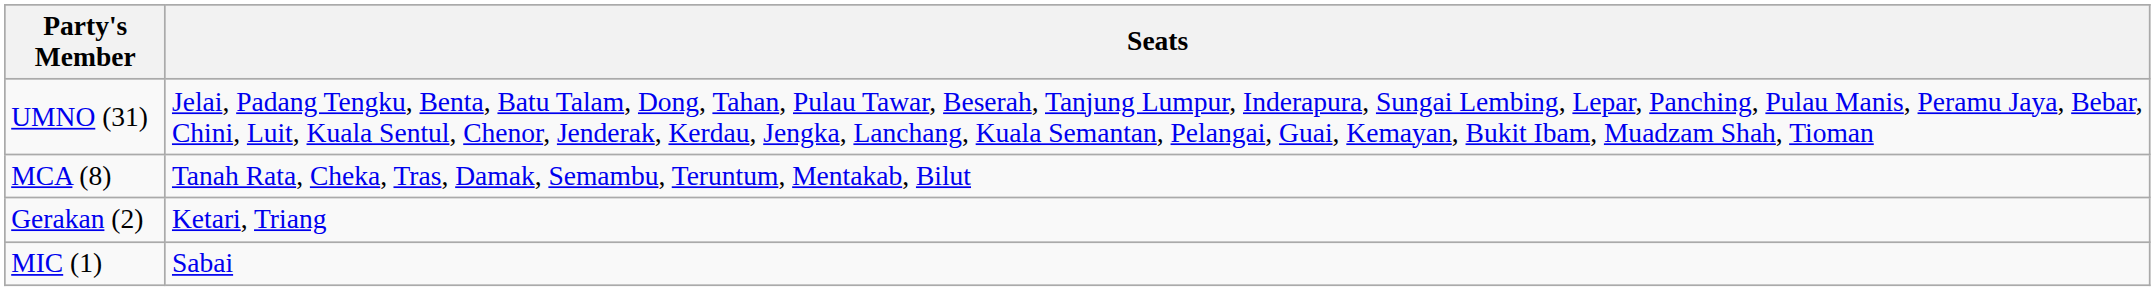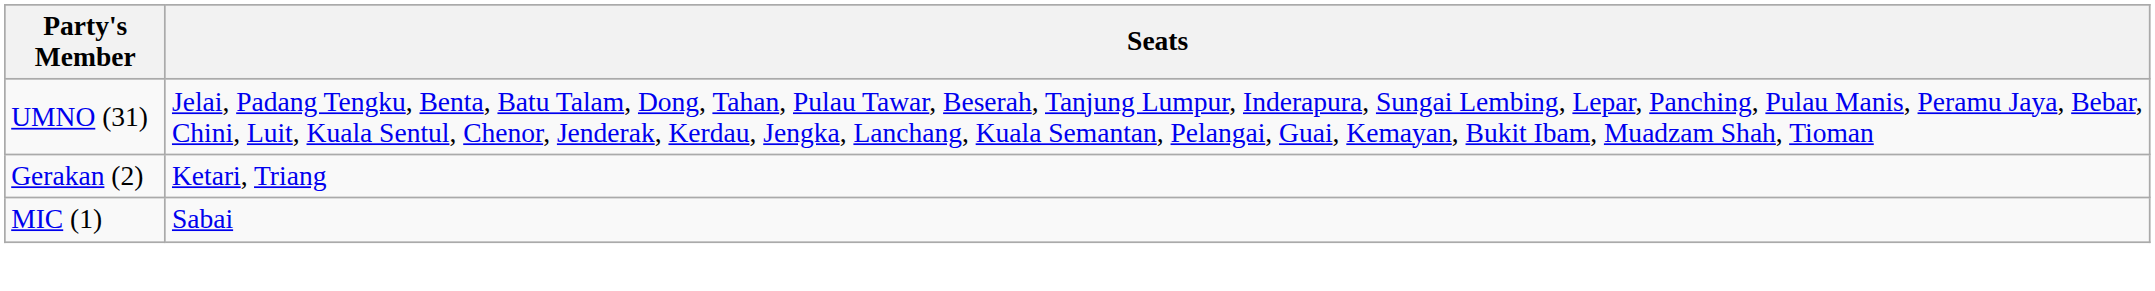- row: (61, 175)
